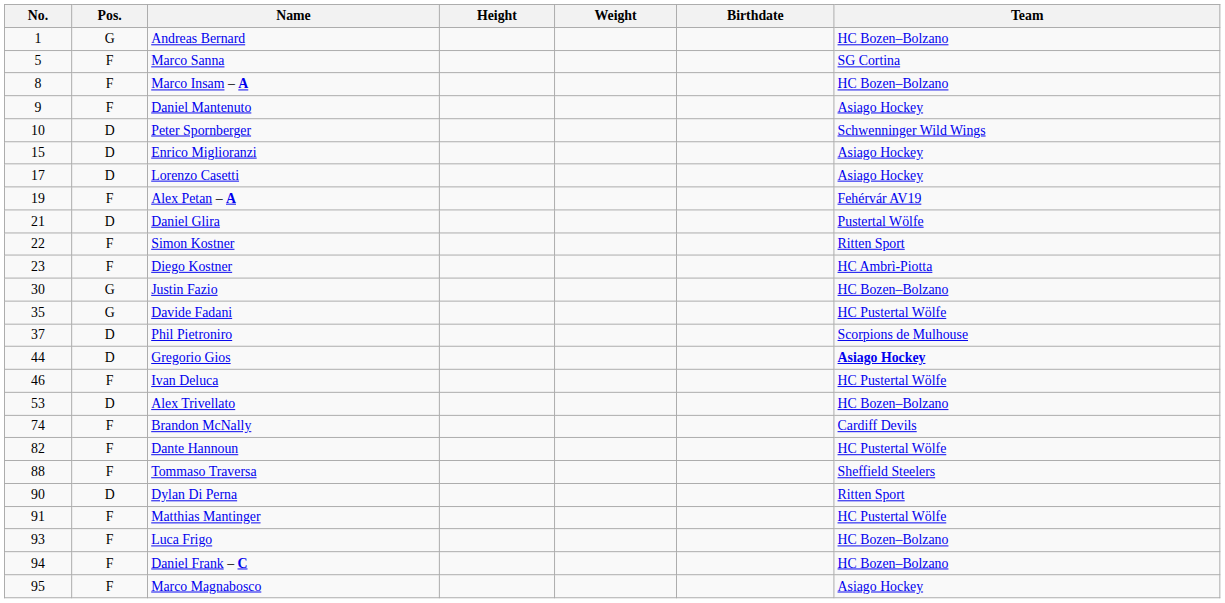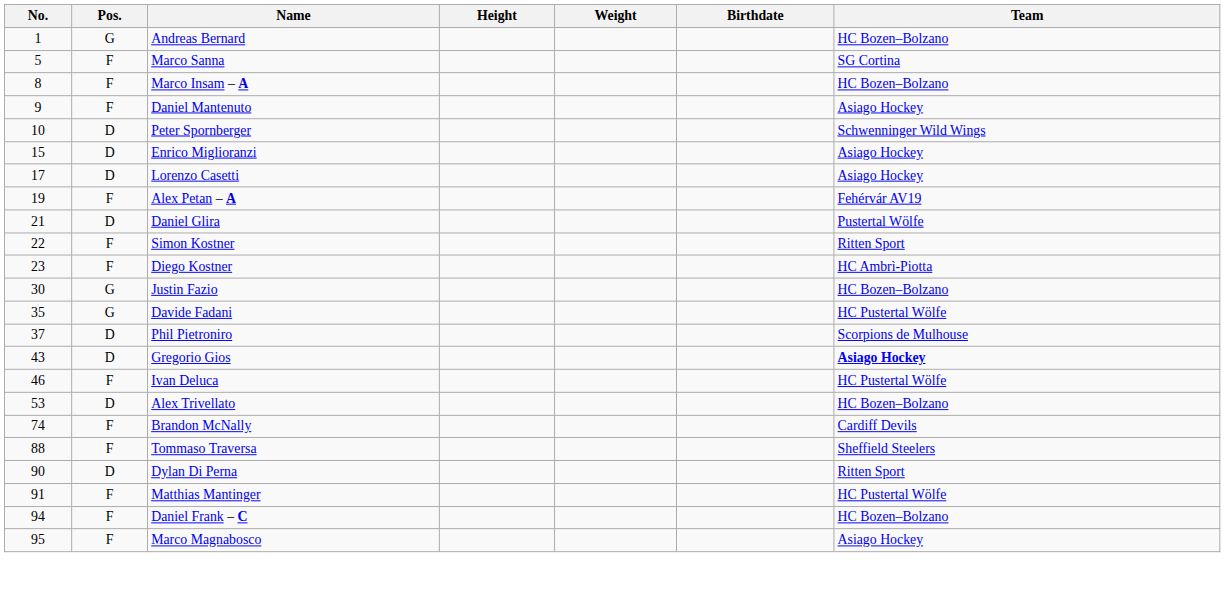(38, 358) 44 -> (38, 358) 43
- row: (195, 449)
- row: (182, 540)
